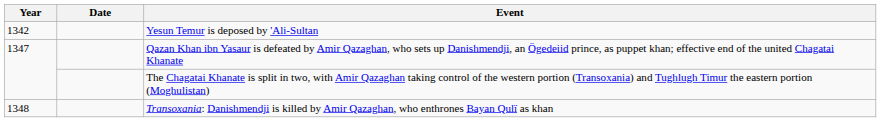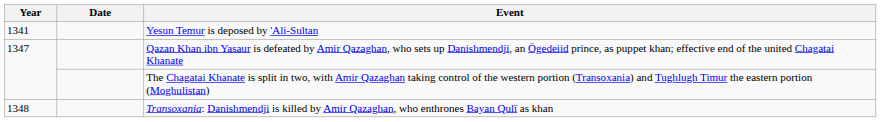(18, 30) 1342 -> (18, 30) 1341
